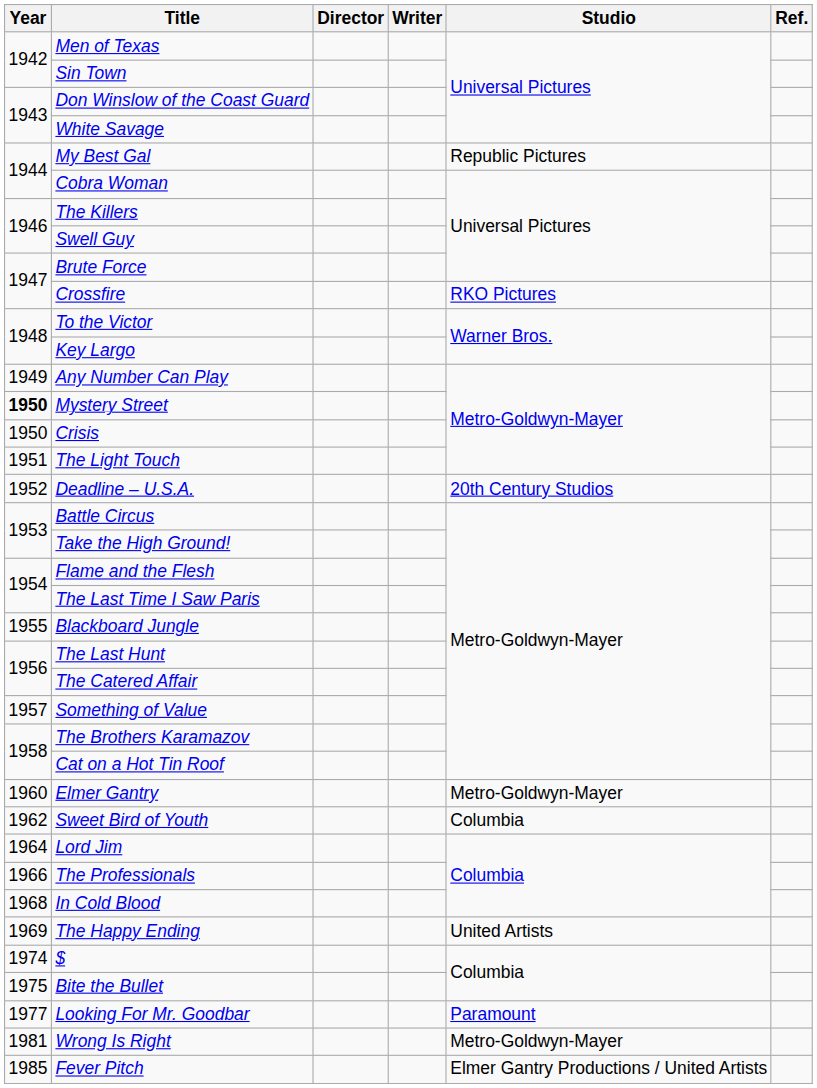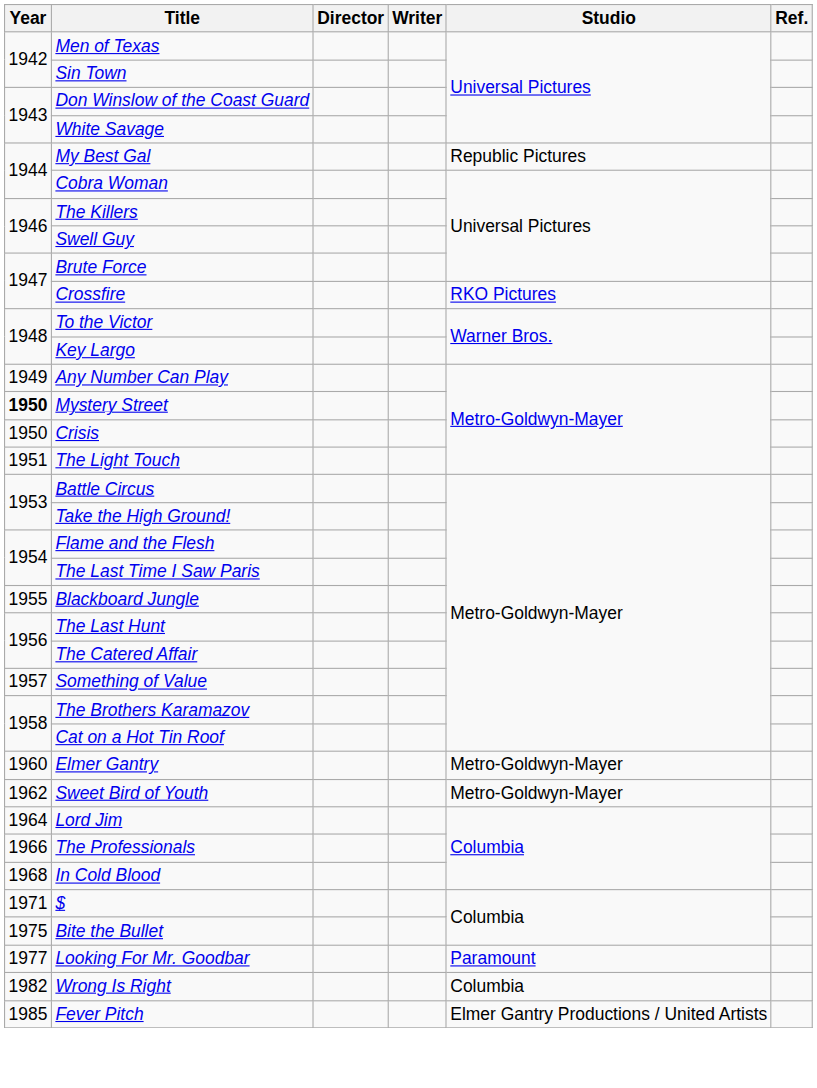- row: (125, 488)
(487, 820) Columbia -> (537, 792) Metro-Goldwyn-Mayer
- row: (128, 931)
(28, 958) 1974 -> (28, 903) 1971
(28, 1041) 1981 -> (28, 986) 1982
(537, 1041) Metro-Goldwyn-Mayer -> (487, 986) Columbia
